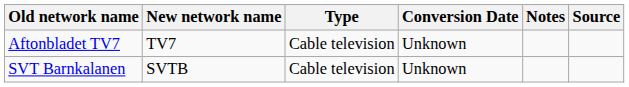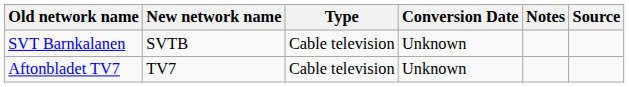rows swapped: (67, 69) <-> (64, 43)
